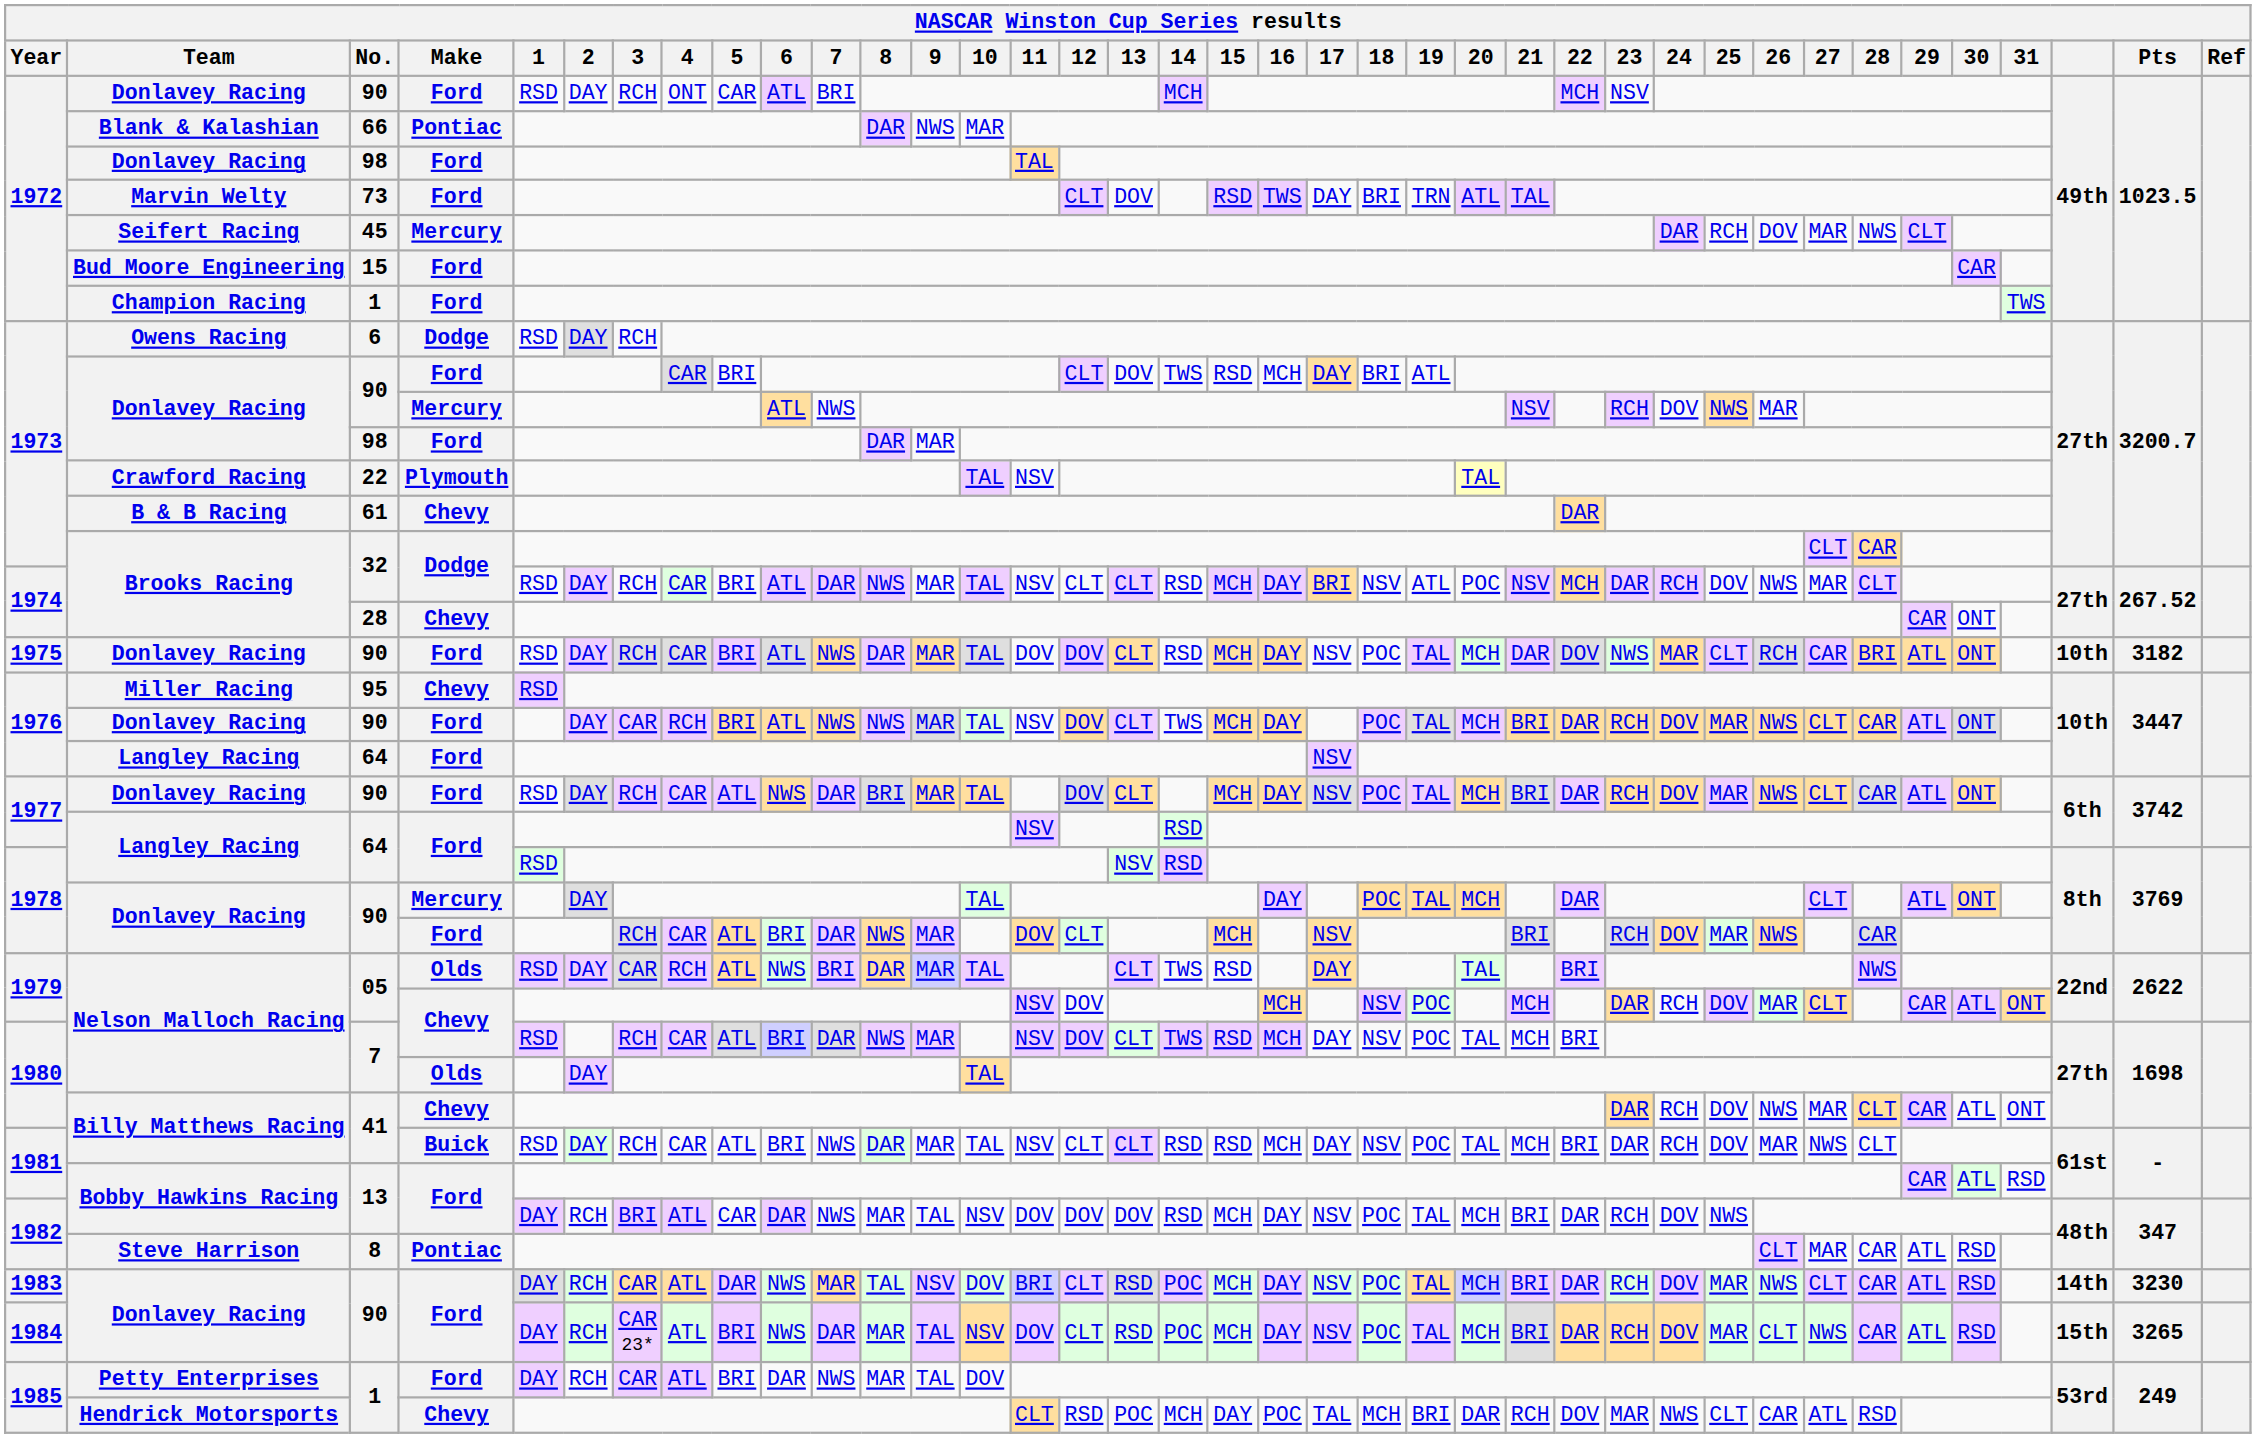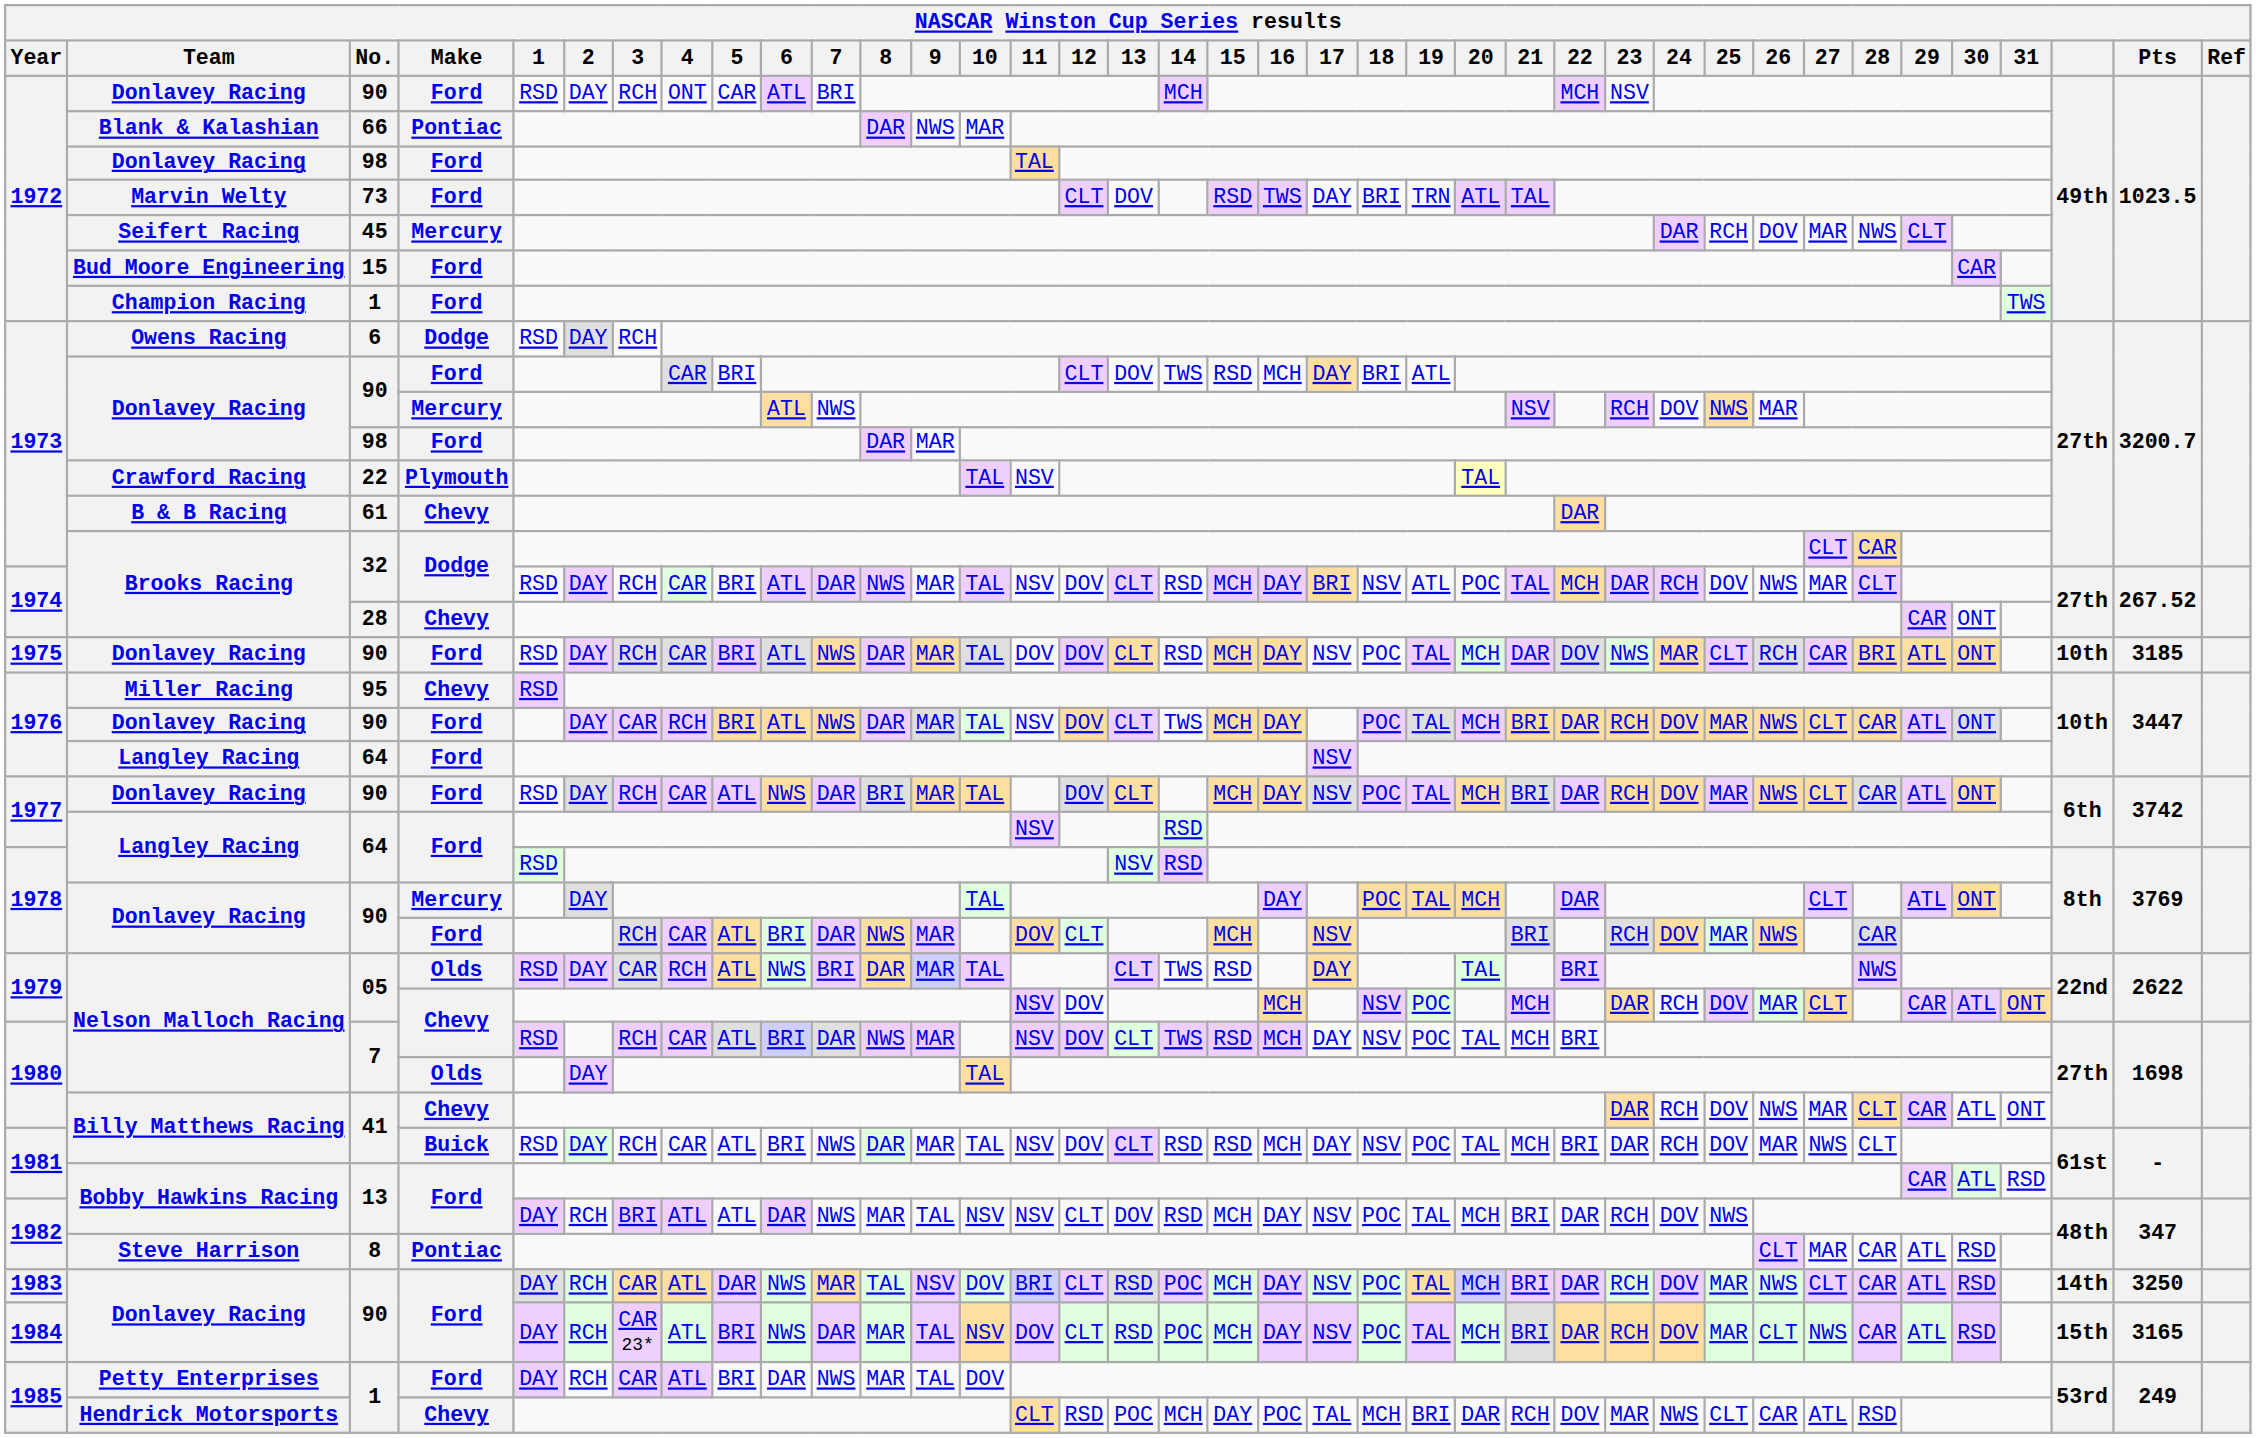(1084, 584) CLT -> (1084, 584) DOV
(1530, 584) NSV -> (1530, 584) TAL
(2158, 654) 3182 -> (2158, 654) 3185
(886, 724) NWS -> (886, 724) DAR
(1084, 1145) CLT -> (1084, 1145) DOV
(737, 1215) CAR -> (737, 1215) ATL
(1034, 1215) DOV -> (1034, 1215) NSV
(1084, 1215) DOV -> (1084, 1215) CLT
(2158, 1285) 3230 -> (2158, 1285) 3250
(2158, 1333) 3265 -> (2158, 1333) 3165
